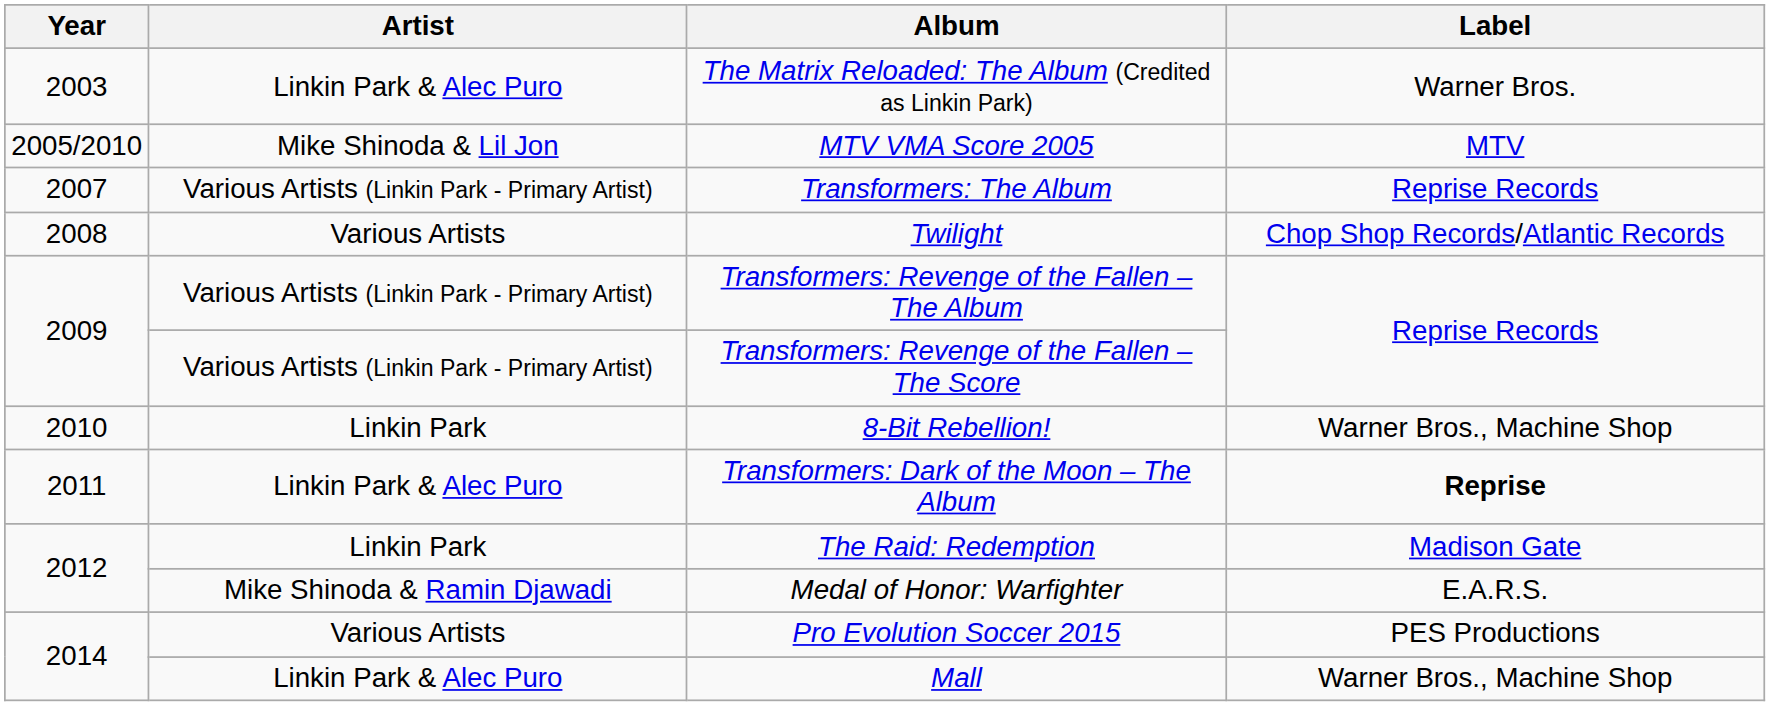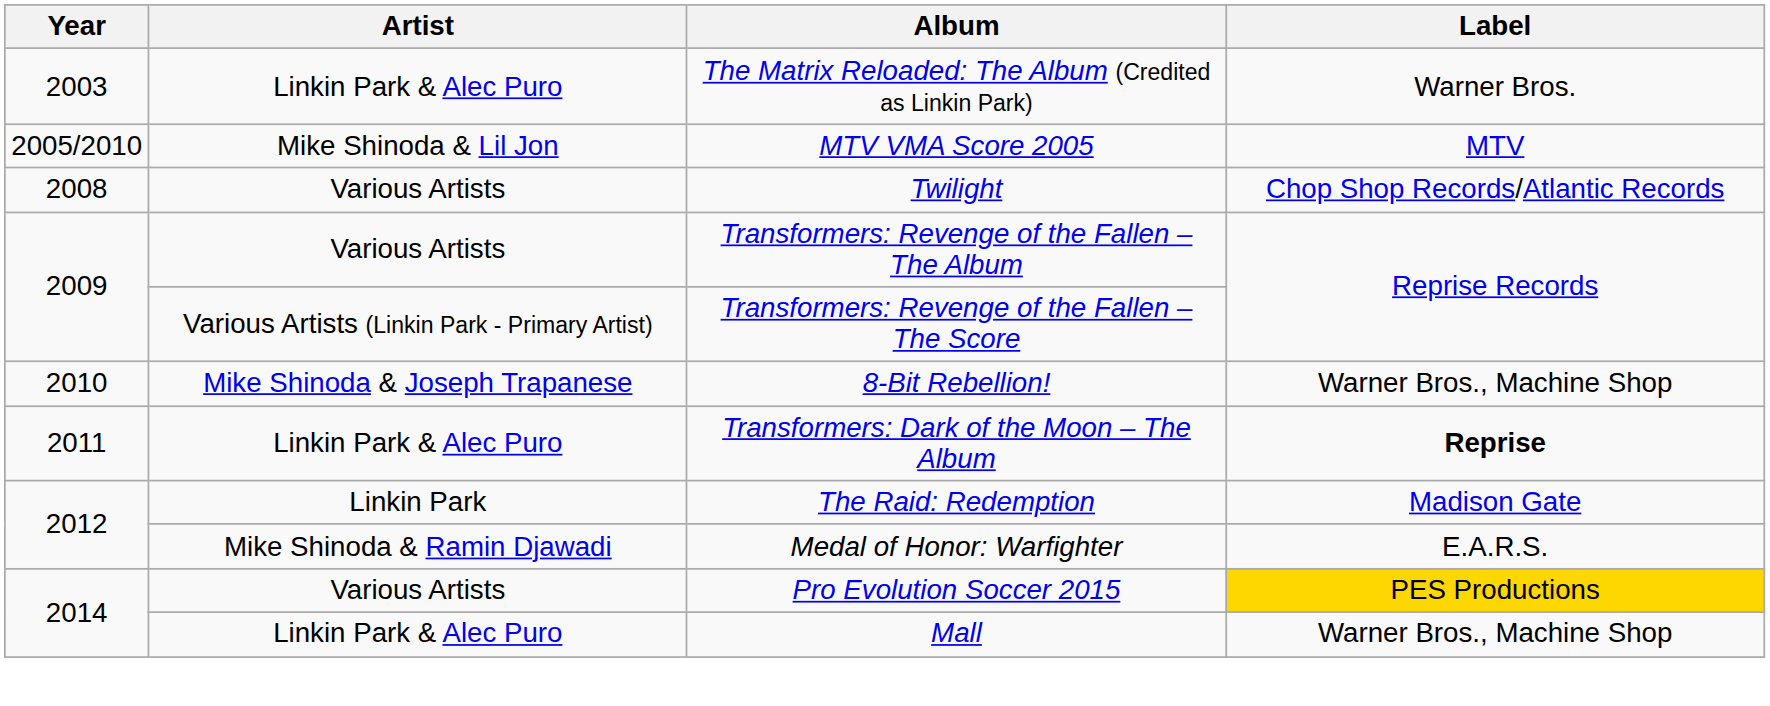- row: (956, 189)
(418, 292) Various Artists (Linkin Park - Primary Artist) -> (418, 248) Various Artists
(418, 427) Linkin Park -> (418, 383) Mike Shinoda & Joseph Trapanese
(1495, 633) no background -> (1495, 589) gold background
